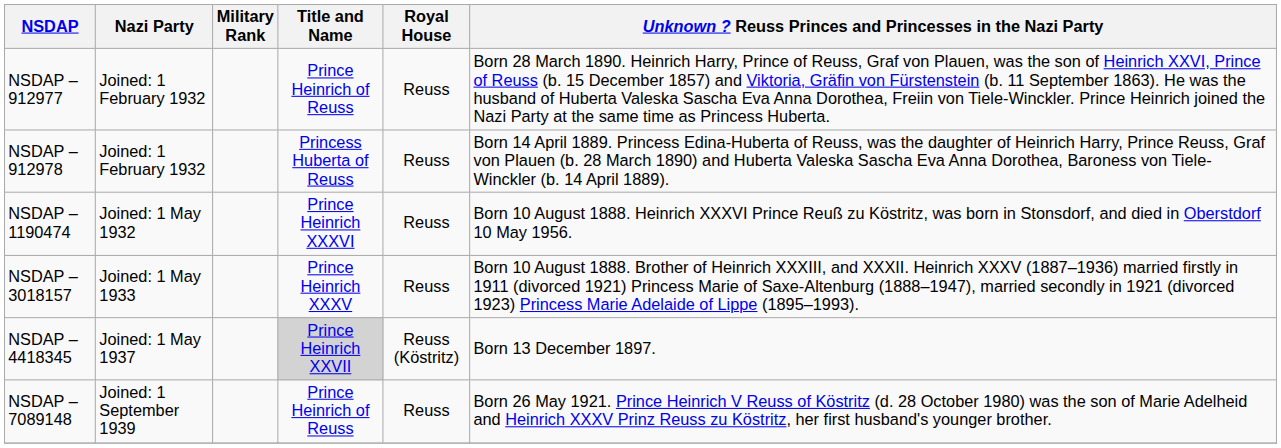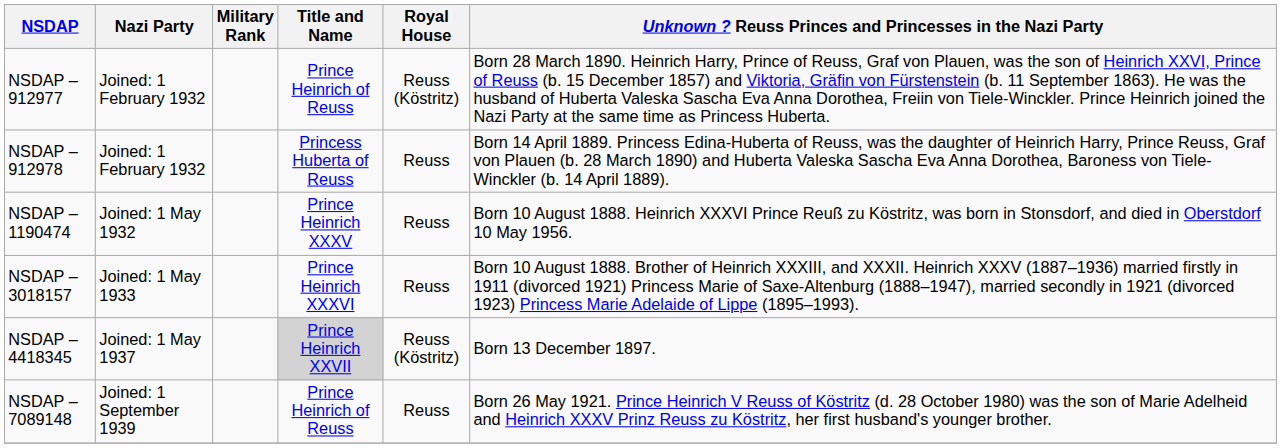(426, 89) Reuss -> (426, 89) Reuss (Köstritz)
(330, 223) Prince Heinrich XXXVI -> (330, 223) Prince Heinrich XXXV
(330, 286) Prince Heinrich XXXV -> (330, 286) Prince Heinrich XXXVI
